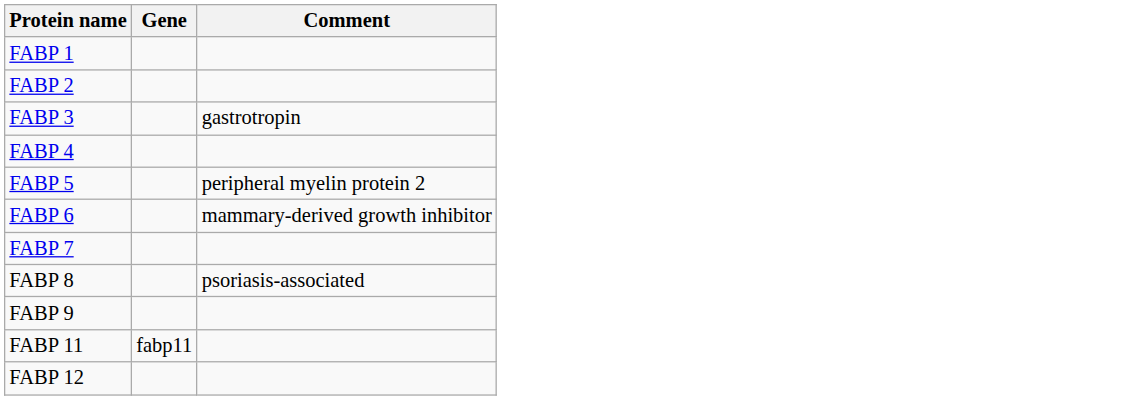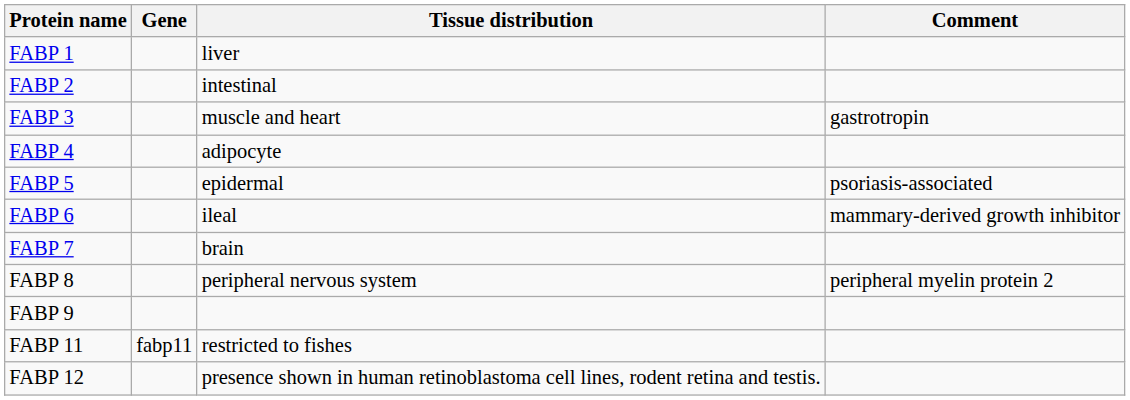+ column: (511, 20)
(313, 183) peripheral myelin protein 2 -> (911, 183) psoriasis-associated
(283, 280) psoriasis-associated -> (942, 280) peripheral myelin protein 2
